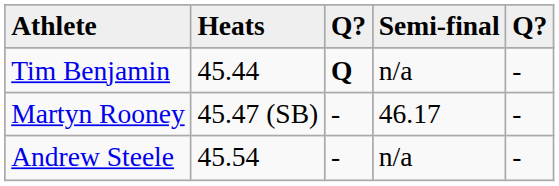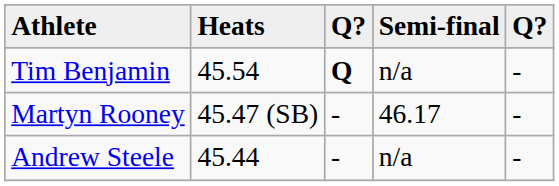(228, 69) 45.44 -> (228, 69) 45.54
(228, 157) 45.54 -> (228, 157) 45.44
